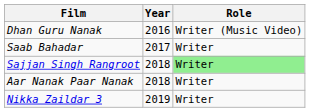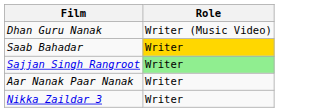- column: (158, 13)
(194, 47) no background -> (164, 47) gold background
